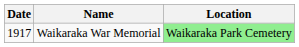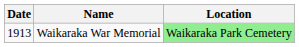(19, 33) 1917 -> (19, 33) 1913
